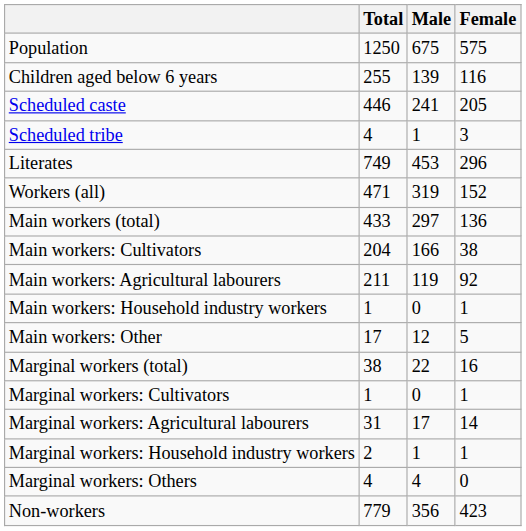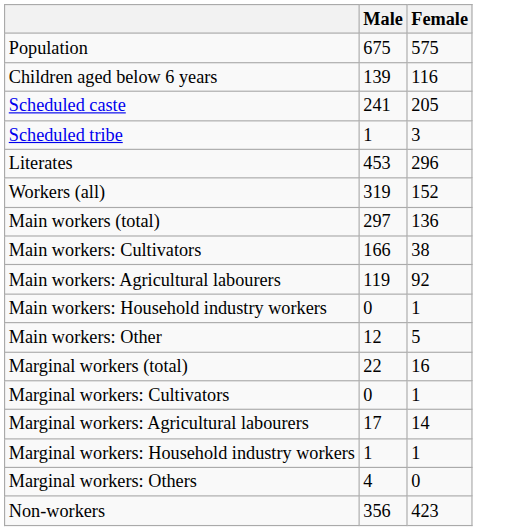- column: (383, 18)
